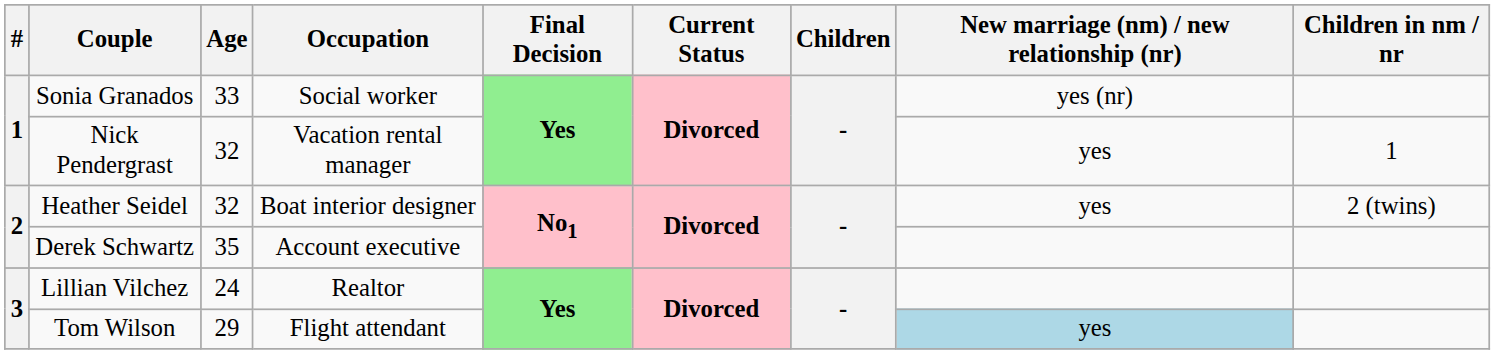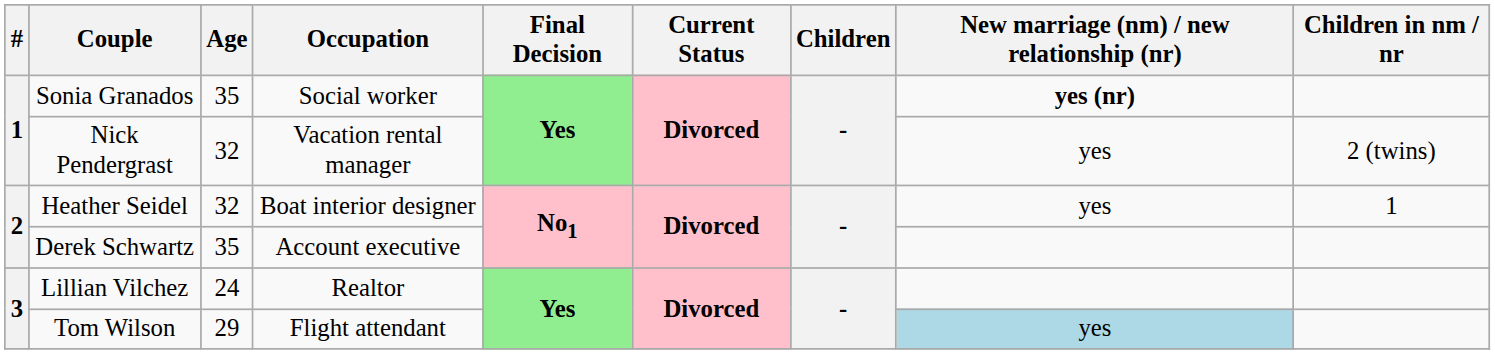(227, 95) 33 -> (227, 95) 35
(1095, 95) normal -> (1095, 95) bold
(1391, 150) 1 -> (1391, 150) 2 (twins)
(1391, 206) 2 (twins) -> (1391, 206) 1
